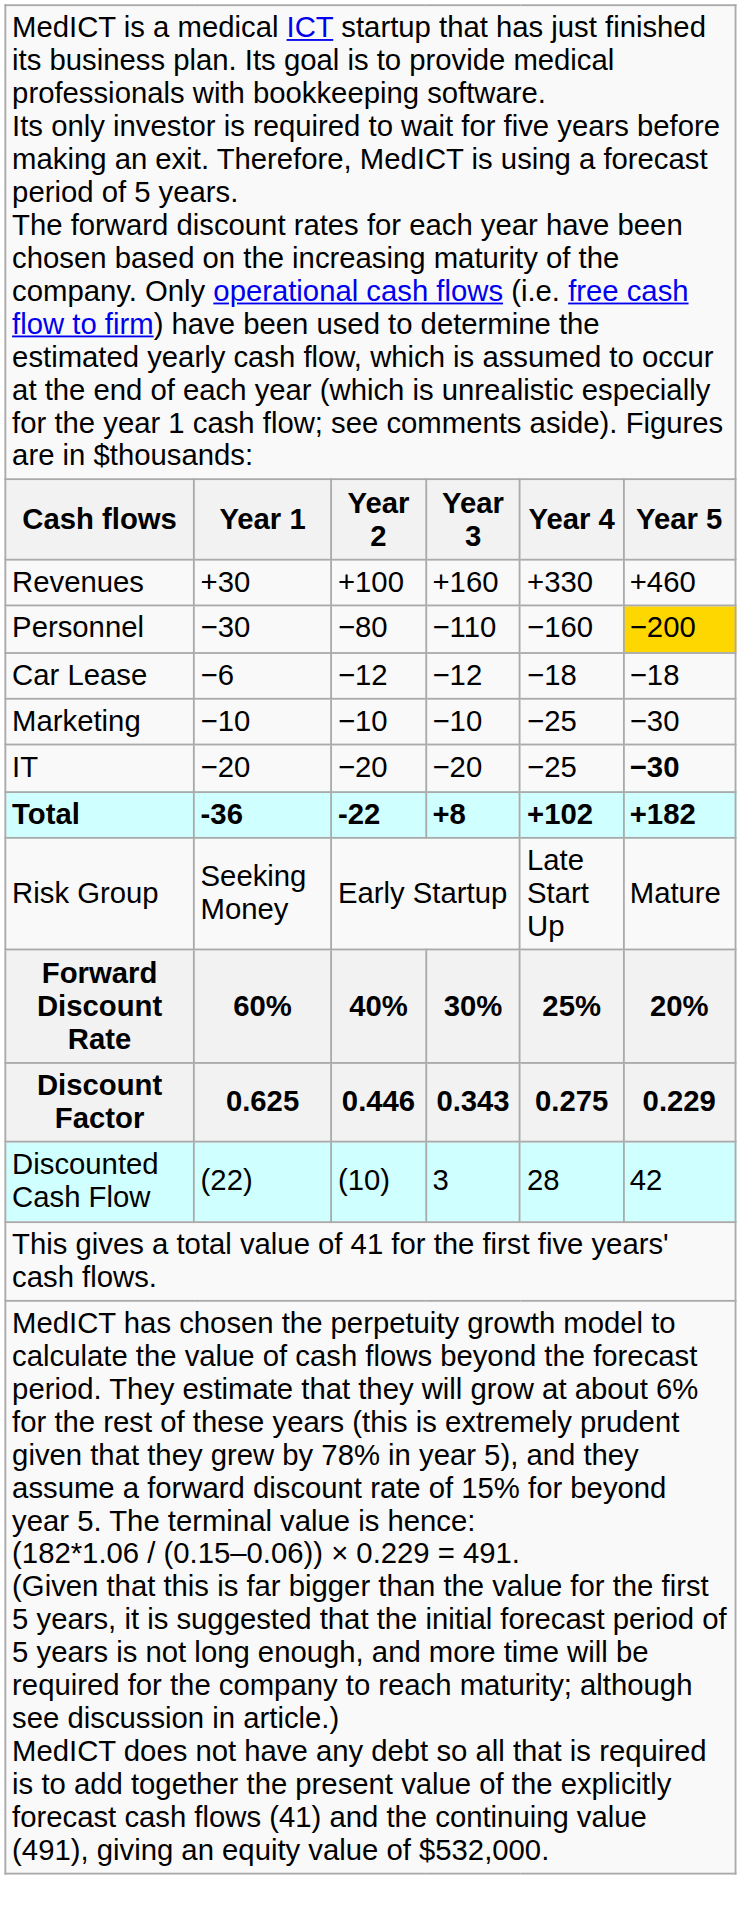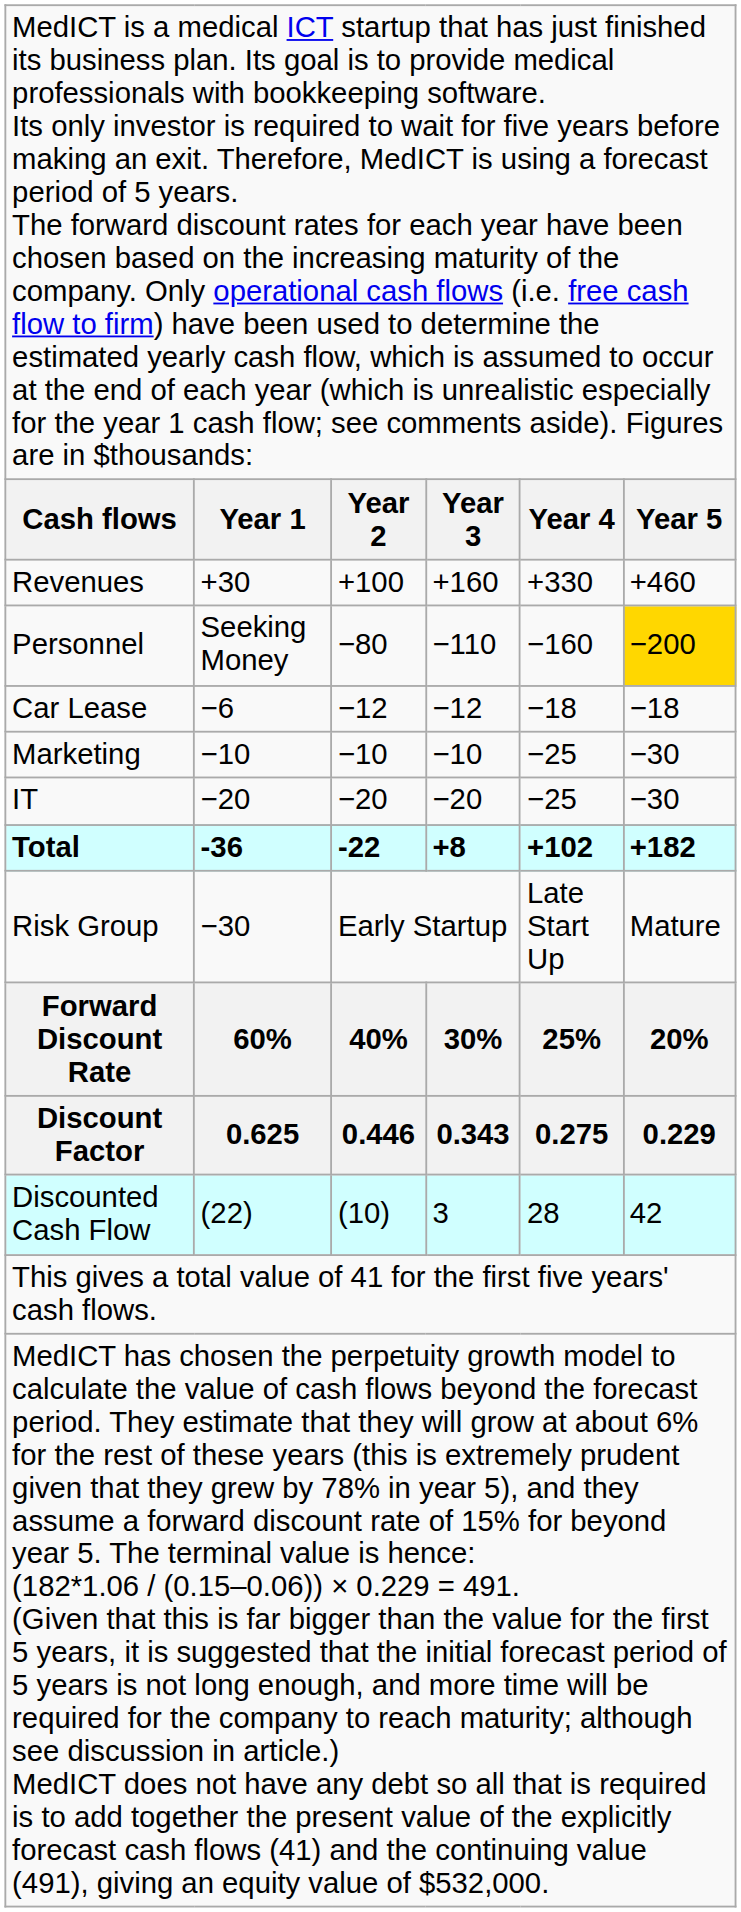(225, 628) −30 -> (254, 644) Seeking Money
(655, 767) bold -> (655, 800) normal
(254, 893) Seeking Money -> (225, 926) −30
